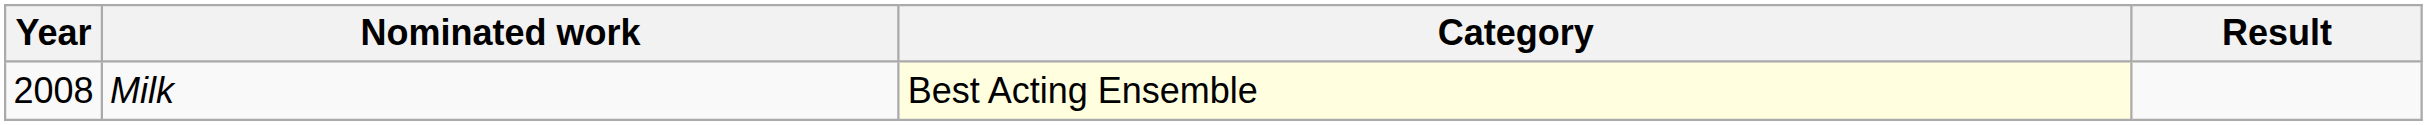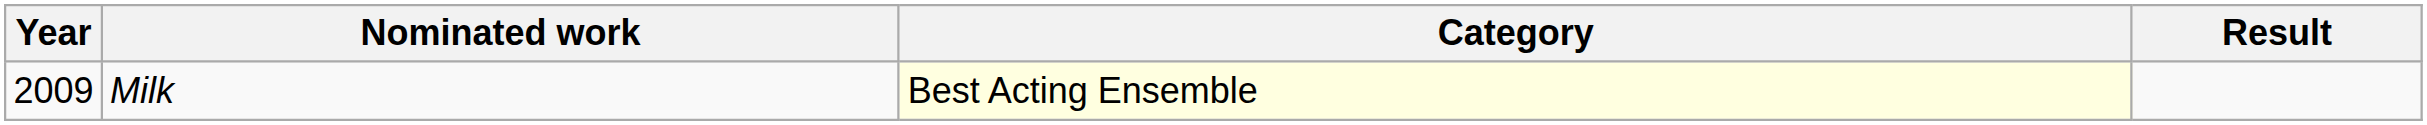(53, 90) 2008 -> (53, 90) 2009
